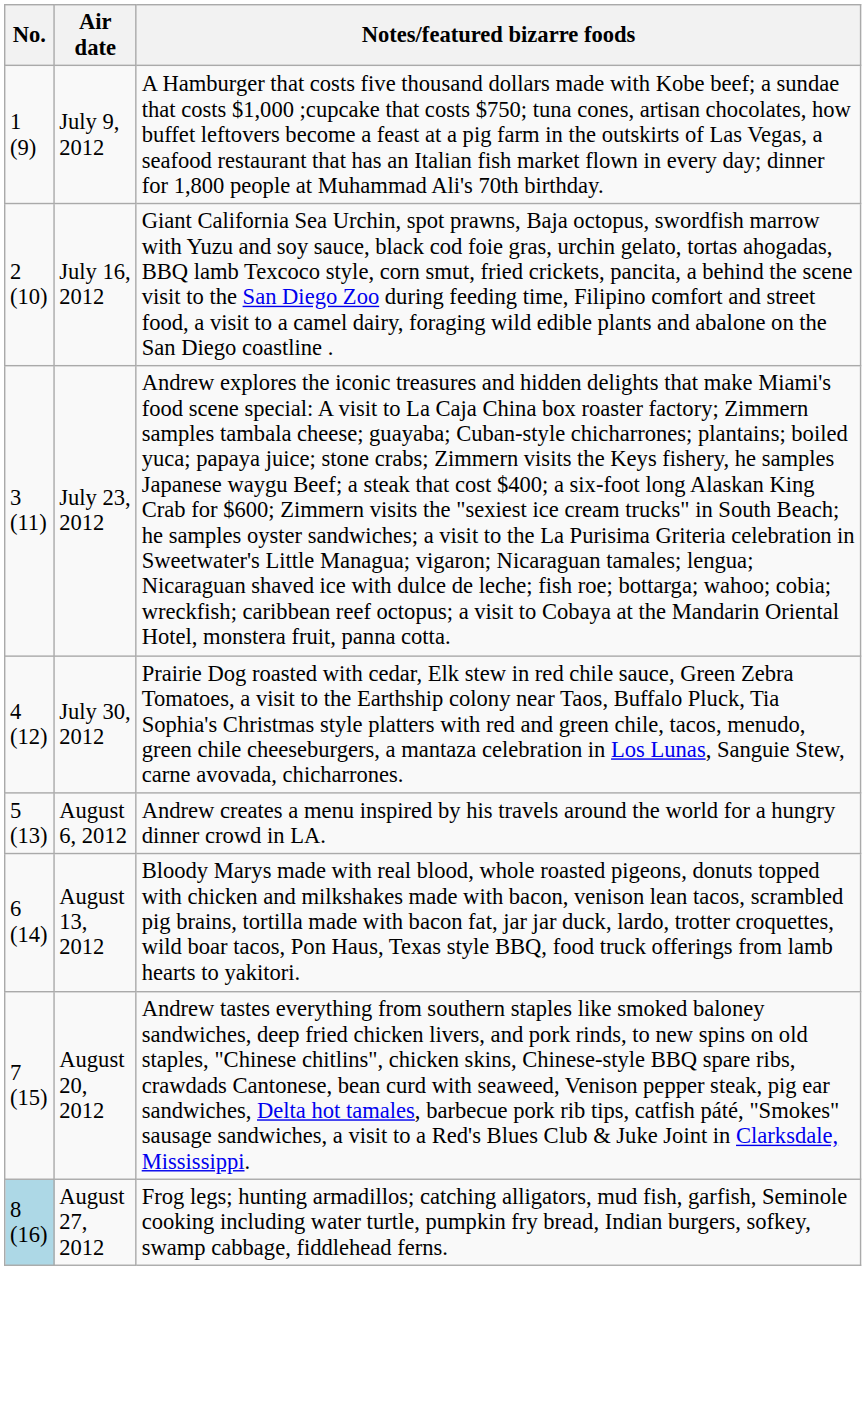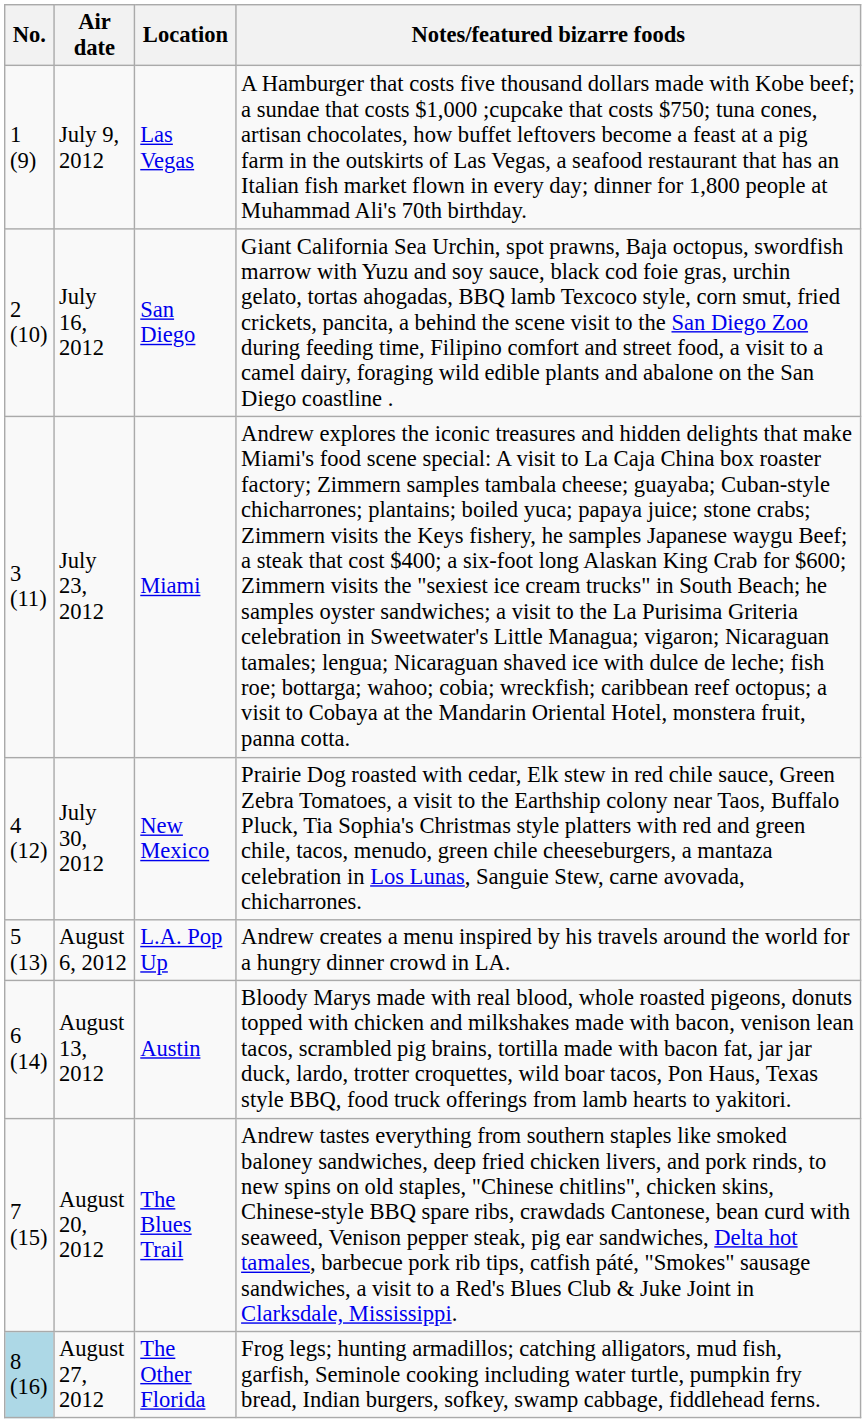+ column: (185, 35)
